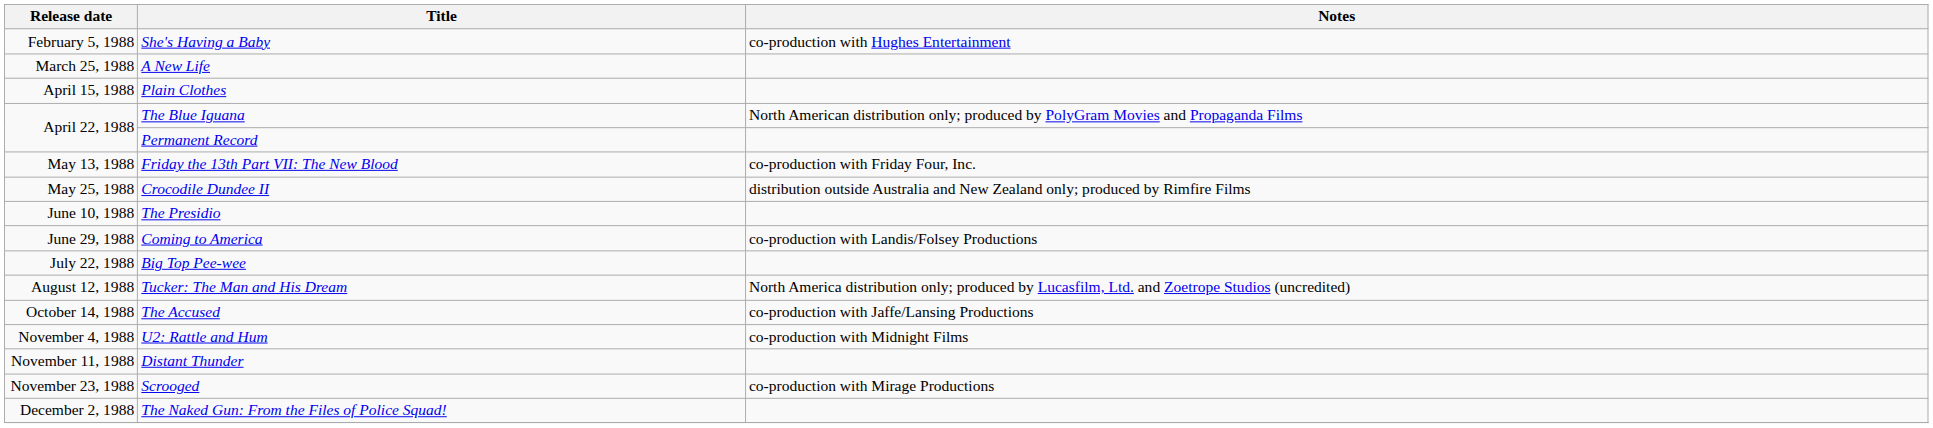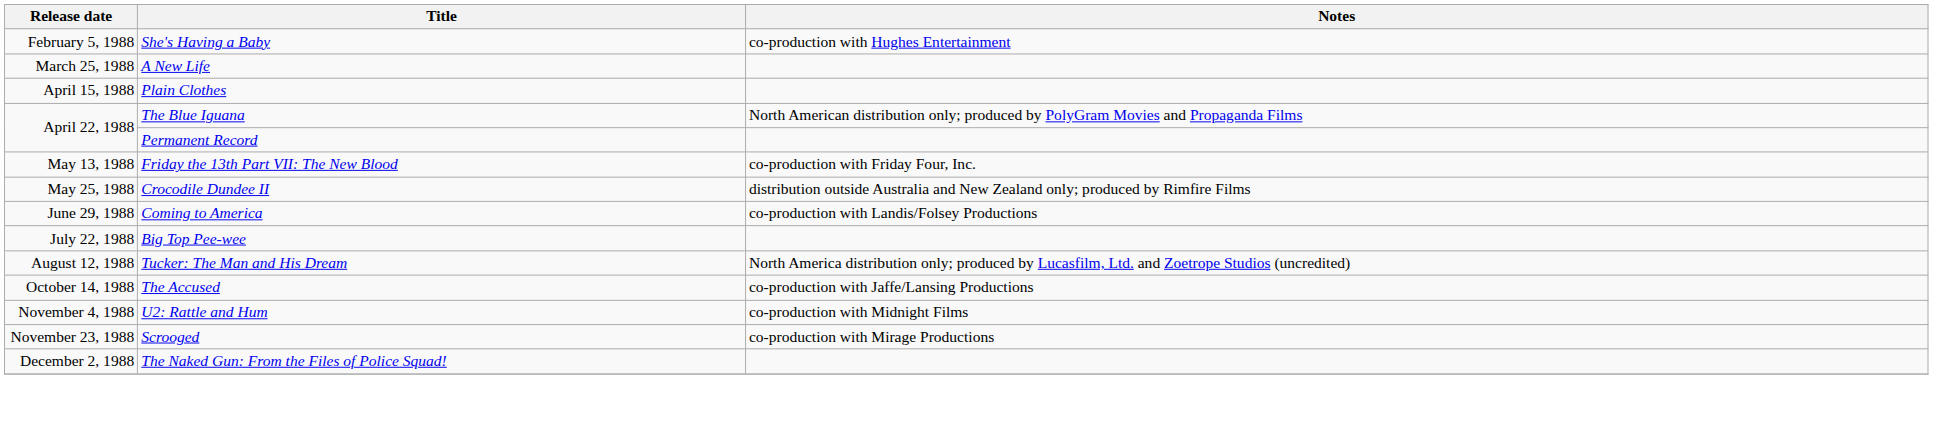- row: (181, 213)
- row: (192, 361)
